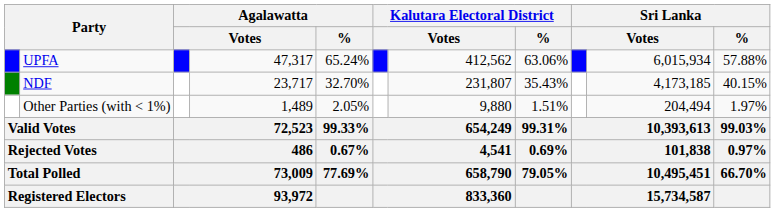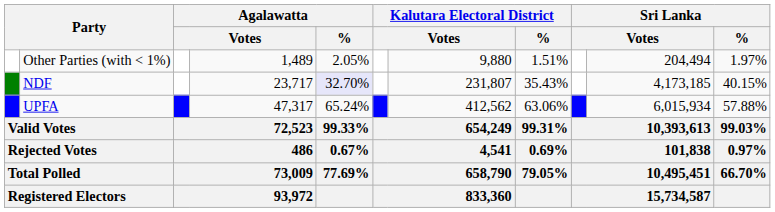rows swapped: (41, 60) <-> (97, 106)
(347, 83) no background -> (347, 83) lavender background
